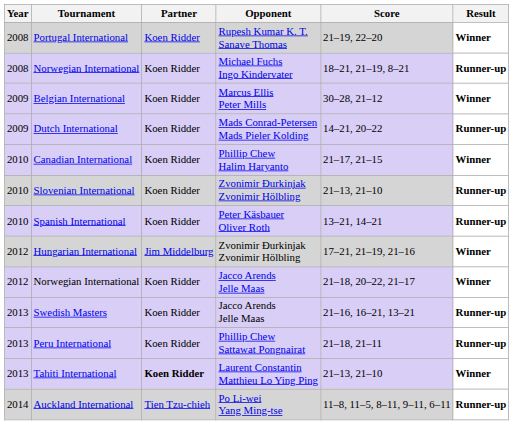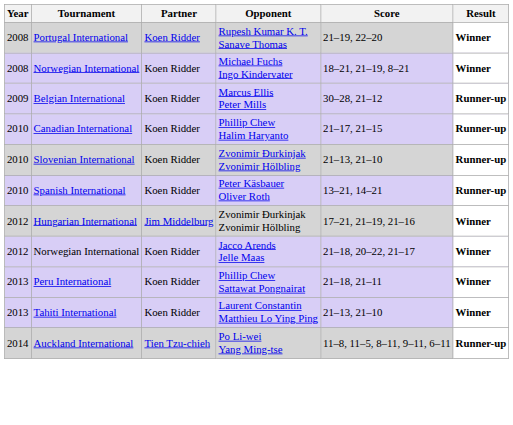(481, 68) Runner-up -> (473, 68) Winner
(473, 99) Winner -> (481, 99) Runner-up
- row: (76, 129)
(473, 160) Winner -> (481, 129) Runner-up
- row: (70, 313)
(481, 343) Runner-up -> (473, 282) Winner
(174, 374) bold -> (172, 313) normal
